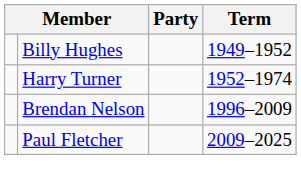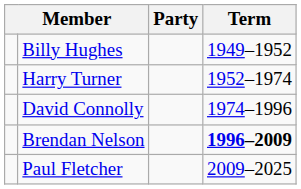+ row: (83, 109)
(249, 109) normal -> (249, 139) bold
